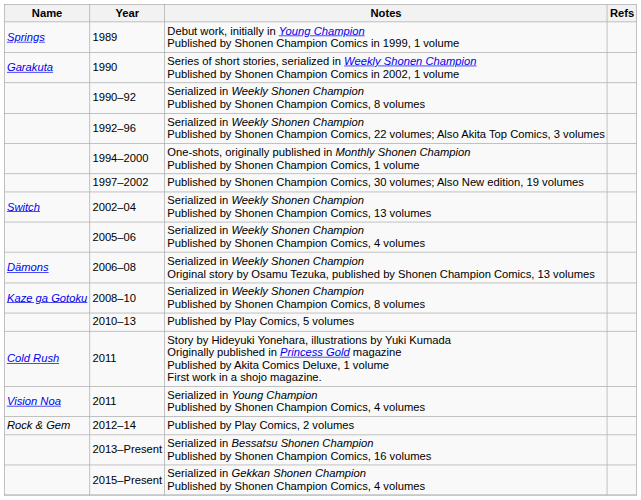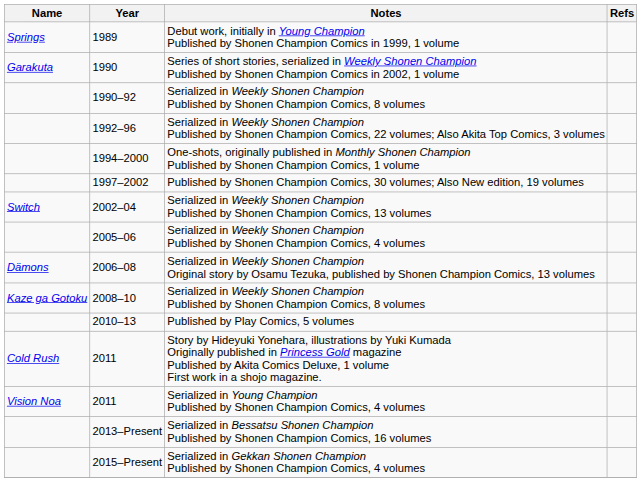- row: (114, 425)
